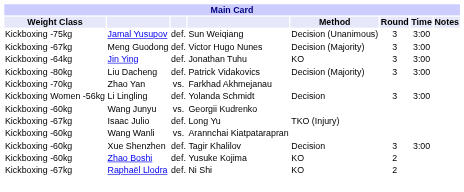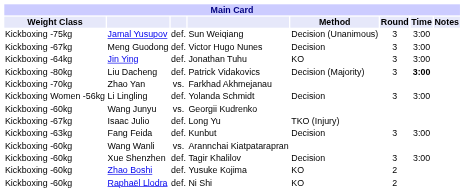(328, 47) Decision (Majority) -> (308, 47) Decision
(422, 72) normal -> (422, 72) bold
+ row: (130, 133)
(39, 170) Kickboxing -67kg -> (39, 183) Kickboxing -60kg
